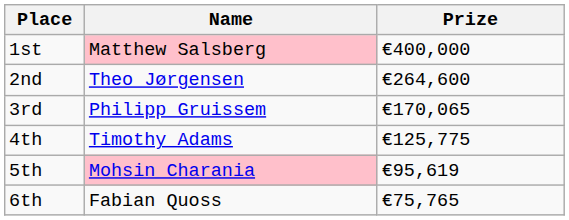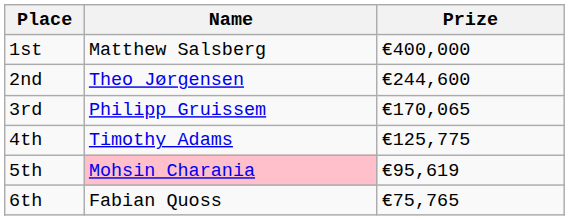(178, 50) pink background -> (178, 50) no background
(426, 80) €264,600 -> (426, 80) €244,600
